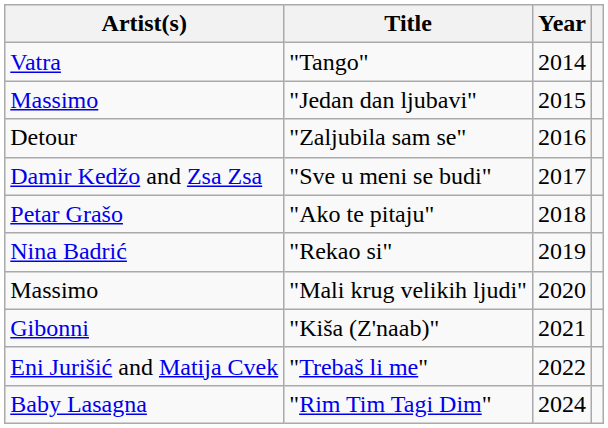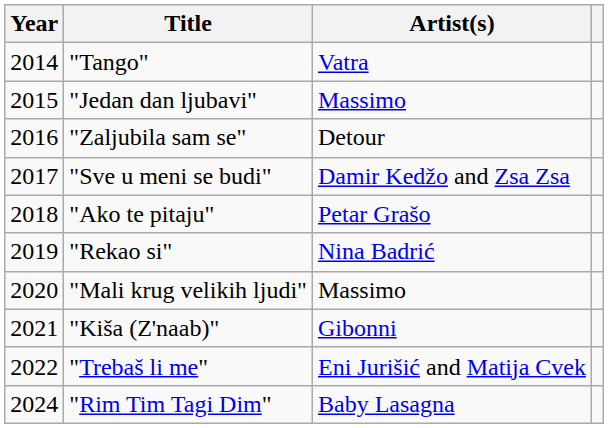columns swapped: (562, 23) <-> (144, 23)
